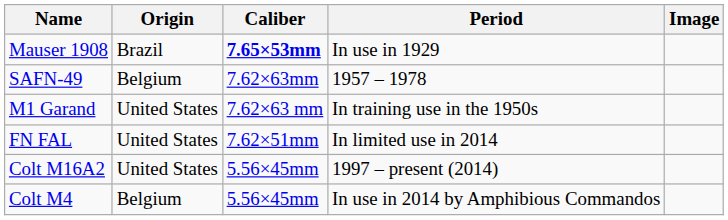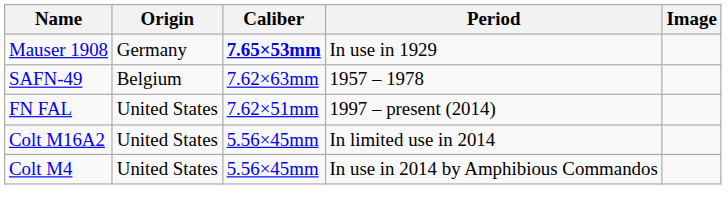(140, 49) Brazil -> (152, 49) Germany
- row: (52, 109)
(415, 139) In limited use in 2014 -> (413, 109) 1997 – present (2014)
(415, 169) 1997 – present (2014) -> (412, 139) In limited use in 2014
(149, 199) Belgium -> (167, 169) United States
